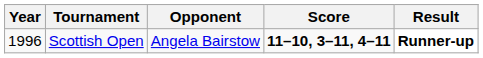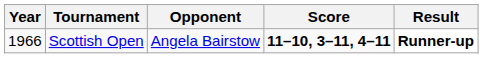(25, 41) 1996 -> (25, 41) 1966
